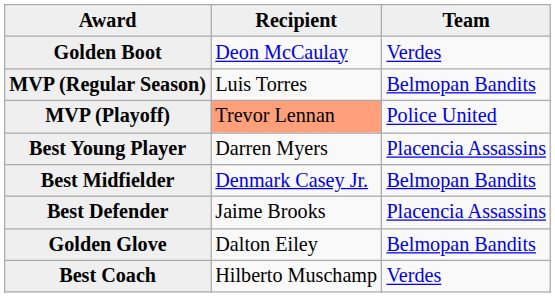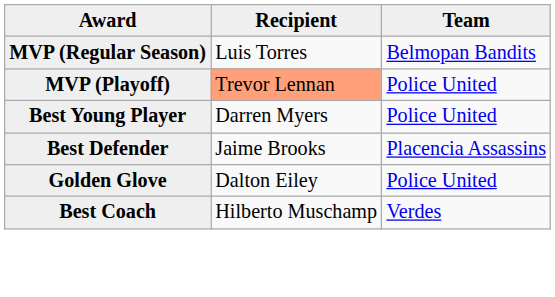- row: (108, 52)
(466, 148) Placencia Assassins -> (442, 116) Police United
- row: (108, 180)
(461, 244) Belmopan Bandits -> (442, 180) Police United
